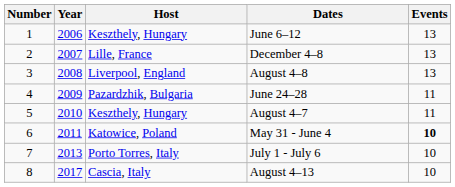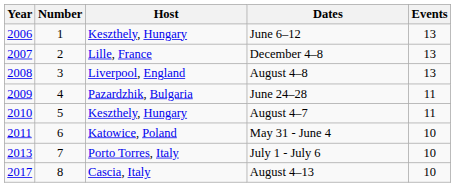columns swapped: (29, 14) <-> (70, 14)
(430, 133) bold -> (430, 133) normal
